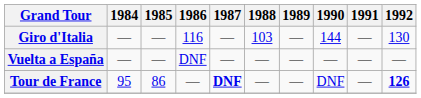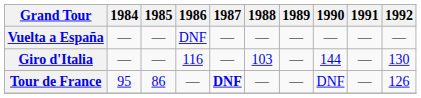rows swapped: (56, 59) <-> (56, 37)
(399, 81) bold -> (399, 81) normal
